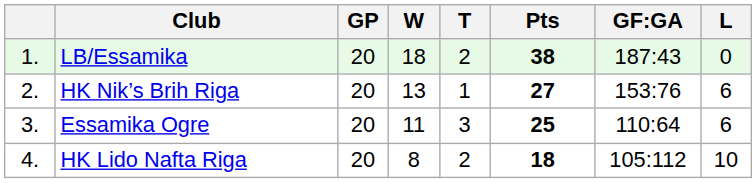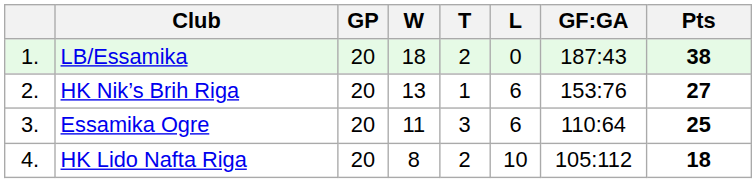columns swapped: (726, 21) <-> (543, 21)
